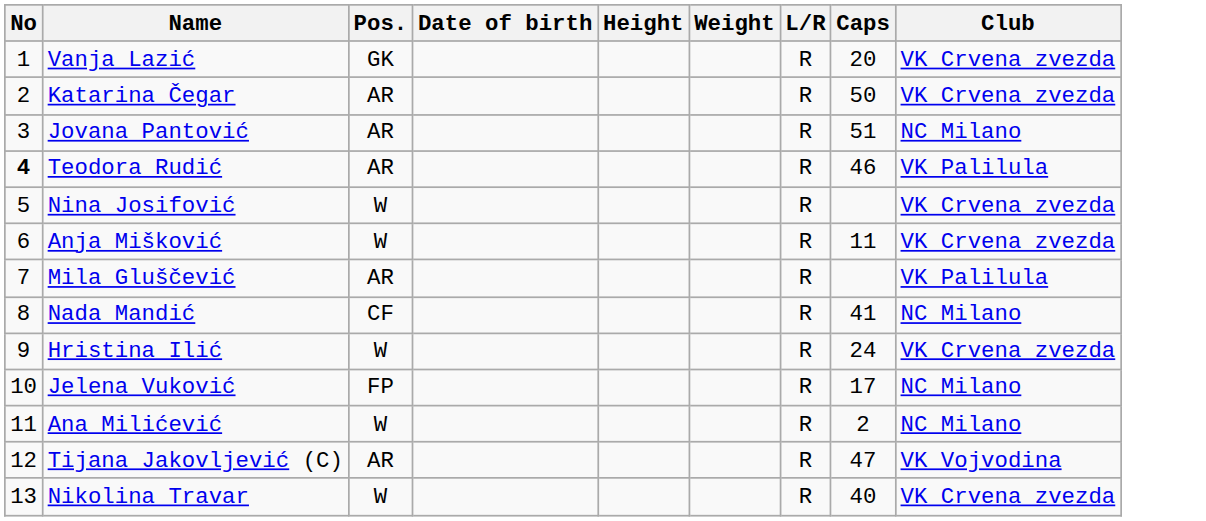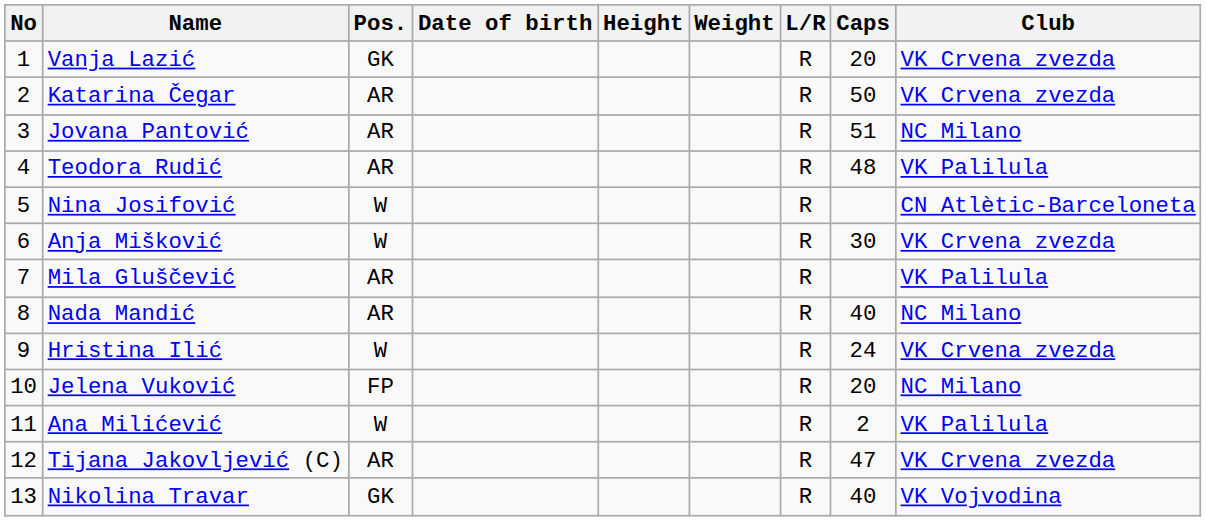(24, 169) bold -> (24, 169) normal
(863, 169) 46 -> (863, 169) 48
(1008, 205) VK Crvena zvezda -> (1048, 205) CN Atlètic-Barceloneta
(863, 242) 11 -> (863, 242) 30
(380, 315) CF -> (380, 315) AR
(863, 315) 41 -> (863, 315) 40
(863, 388) 17 -> (863, 388) 20
(961, 424) NC Milano -> (974, 424) VK Palilula
(981, 460) VK Vojvodina -> (1008, 460) VK Crvena zvezda
(380, 497) W -> (380, 497) GK
(1008, 497) VK Crvena zvezda -> (981, 497) VK Vojvodina
